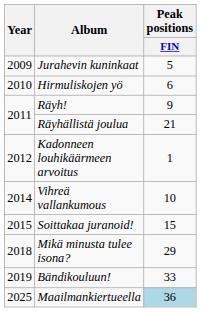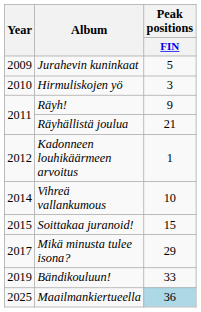(170, 85) 6 -> (170, 85) 3
(20, 251) 2018 -> (20, 251) 2017
